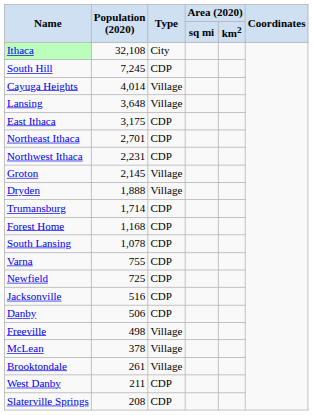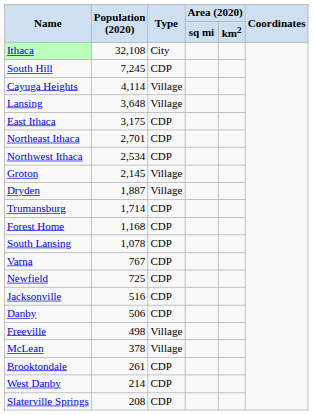(133, 86) 4,014 -> (133, 86) 4,114
(133, 156) 2,231 -> (133, 156) 2,534
(133, 191) 1,888 -> (133, 191) 1,887
(137, 261) 755 -> (137, 261) 767
(166, 366) Village -> (161, 366) CDP
(137, 383) 211 -> (137, 383) 214
